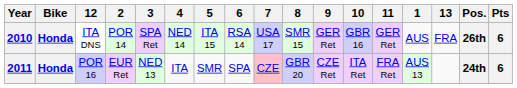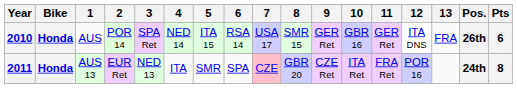columns swapped: (417, 14) <-> (91, 14)
(501, 69) 6 -> (501, 69) 8
